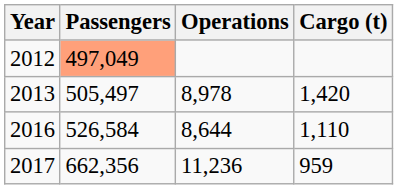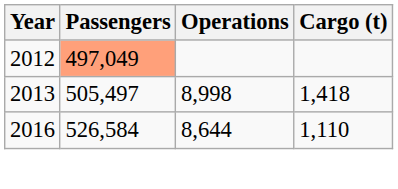(206, 93) 8,978 -> (206, 93) 8,998
(325, 93) 1,420 -> (325, 93) 1,418
- row: (32, 165)
